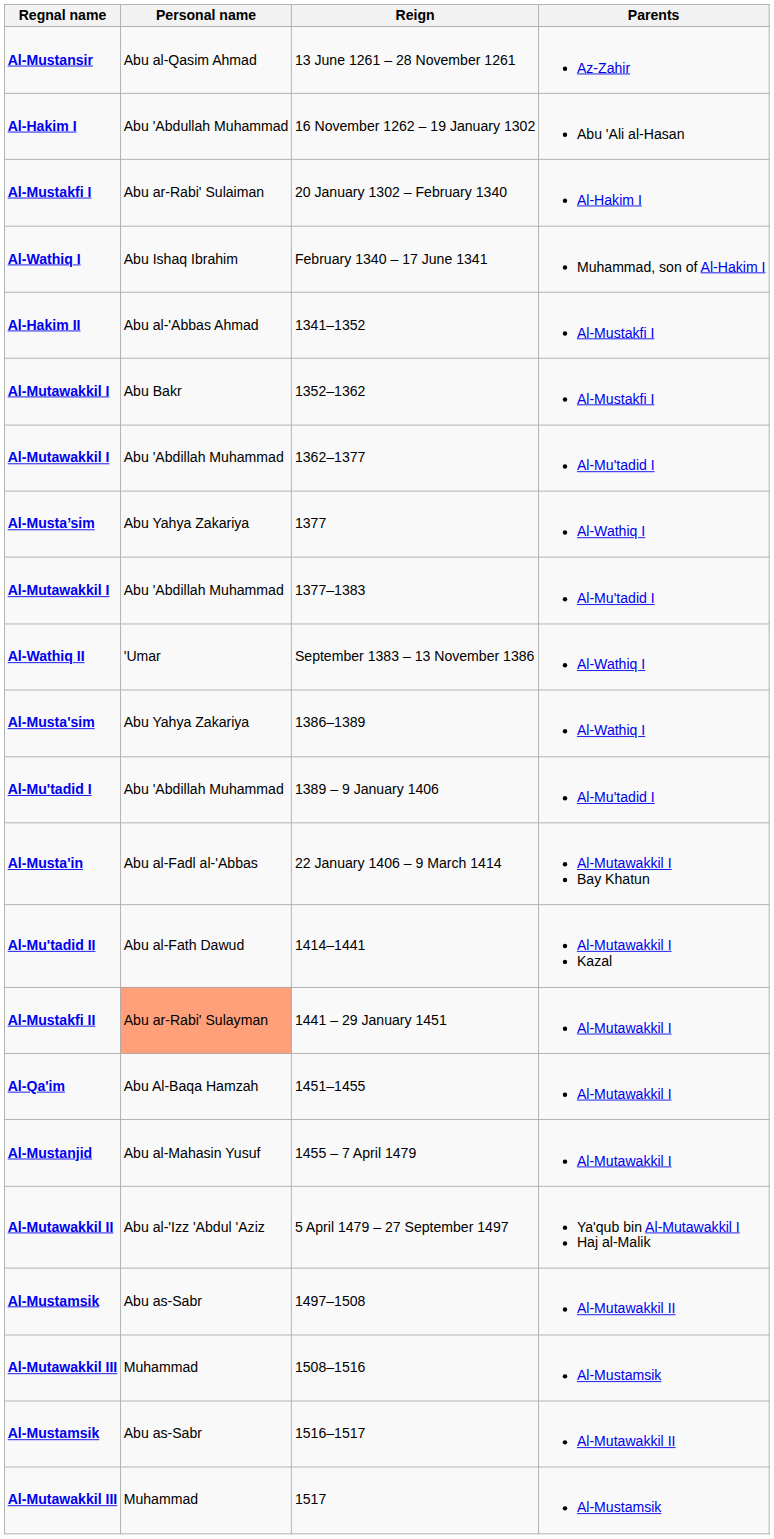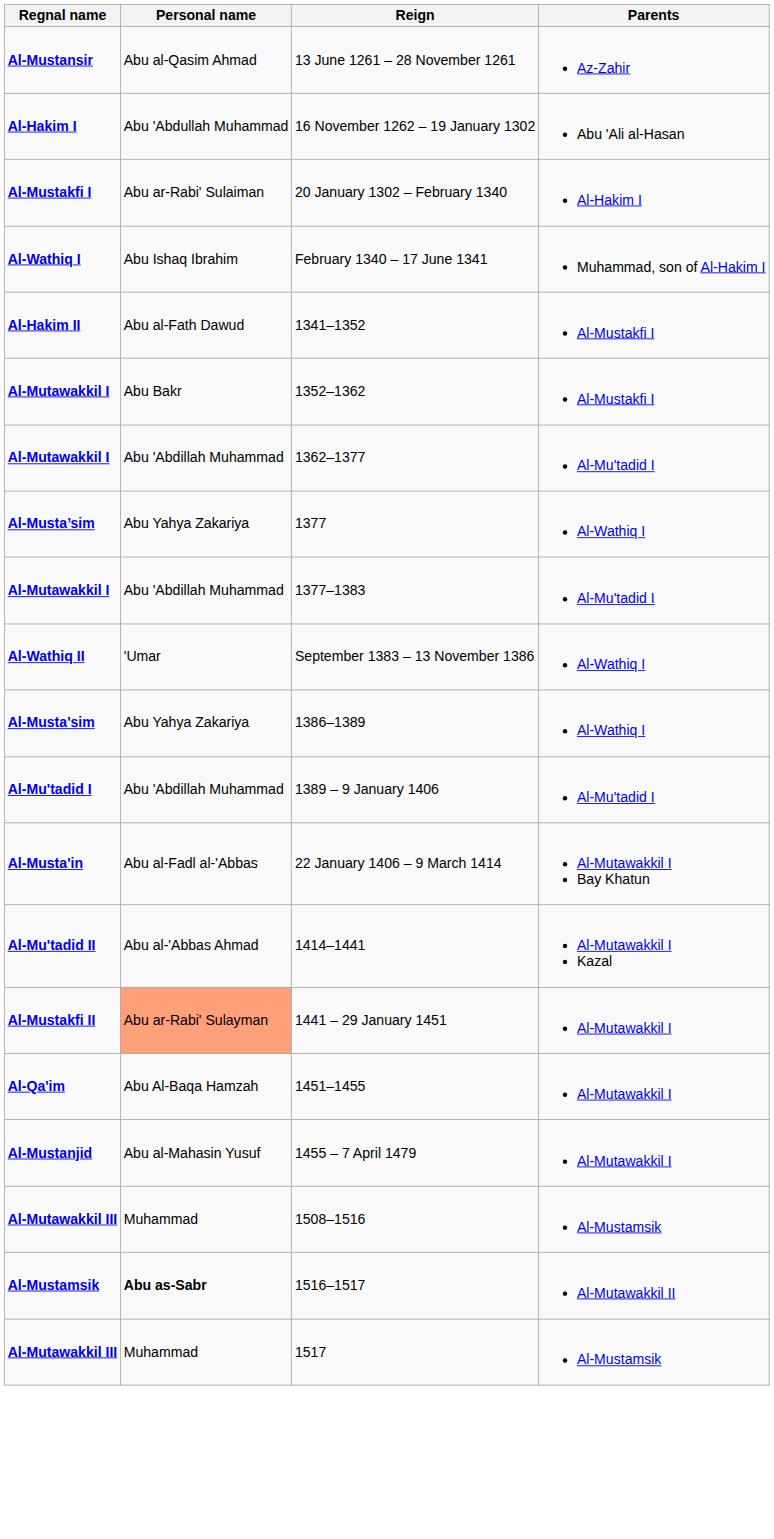(191, 325) Abu al-'Abbas Ahmad -> (184, 325) Abu al-Fath Dawud
(184, 946) Abu al-Fath Dawud -> (191, 946) Abu al-'Abbas Ahmad
- row: (402, 1227)
- row: (330, 1301)
(163, 1434) normal -> (165, 1285) bold
